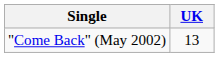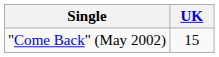(192, 40) 13 -> (192, 40) 15
